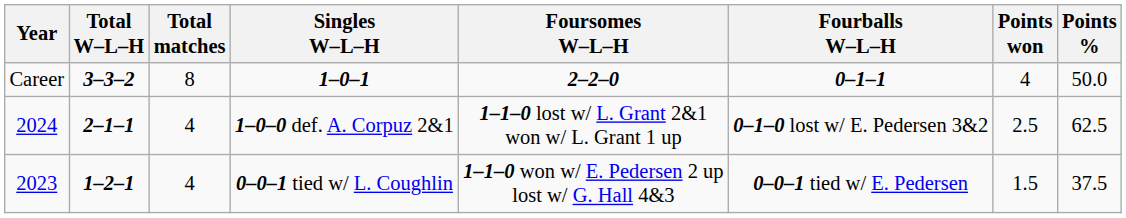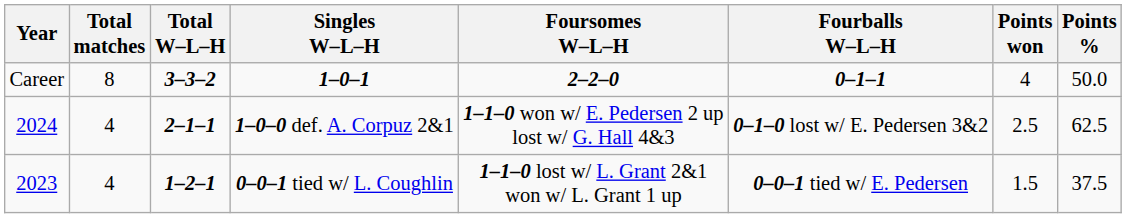columns swapped: (190, 33) <-> (109, 33)
(593, 125) 1–1–0 lost w/ L. Grant 2&1 won w/ L. Grant 1 up -> (593, 125) 1–1–0 won w/ E. Pedersen 2 up lost w/ G. Hall 4&3
(593, 183) 1–1–0 won w/ E. Pedersen 2 up lost w/ G. Hall 4&3 -> (593, 183) 1–1–0 lost w/ L. Grant 2&1 won w/ L. Grant 1 up
